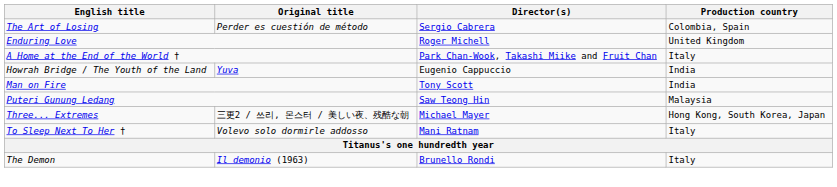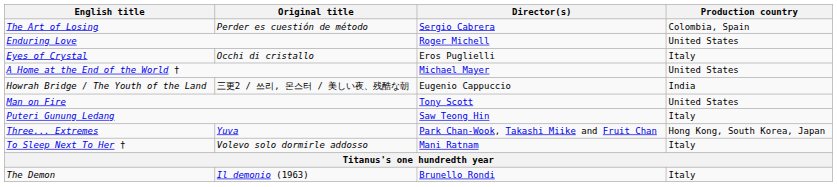(706, 41) United Kingdom -> (704, 41) United States
+ row: (47, 56)
(538, 56) Park Chan-Wook, Takashi Miike and Fruit Chan -> (454, 70) Michael Mayer
(682, 56) Italy -> (704, 70) United States
(228, 70) Yuva -> (313, 85) 三更2 / 쓰리, 몬스터 / 美しい夜、残酷な朝
(682, 85) India -> (704, 101) United States
(690, 99) Malaysia -> (682, 116) Italy
(313, 115) 三更2 / 쓰리, 몬스터 / 美しい夜、残酷な朝 -> (228, 131) Yuva
(454, 115) Michael Mayer -> (538, 131) Park Chan-Wook, Takashi Miike and Fruit Chan
